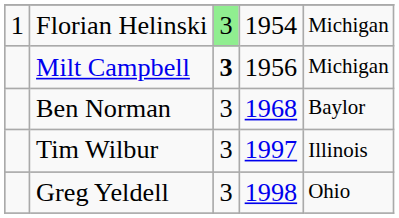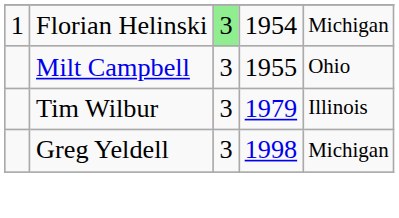(226, 66) bold -> (226, 66) normal
(271, 66) 1956 -> (271, 66) 1955
(348, 66) Michigan -> (329, 66) Ohio
- row: (103, 108)
(271, 150) 1997 -> (271, 108) 1979
(329, 191) Ohio -> (348, 150) Michigan
